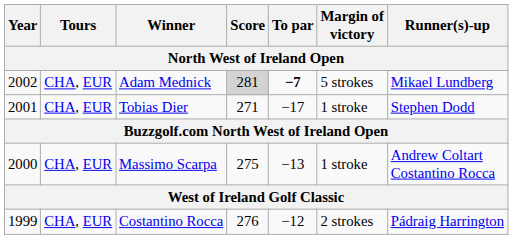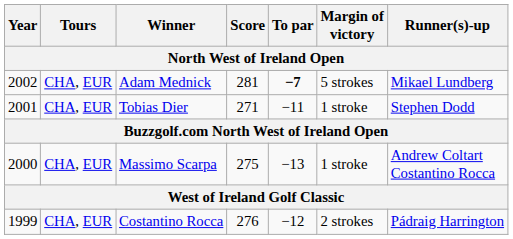(248, 82) lightgrey background -> (248, 82) no background
(293, 107) −17 -> (293, 107) −11
